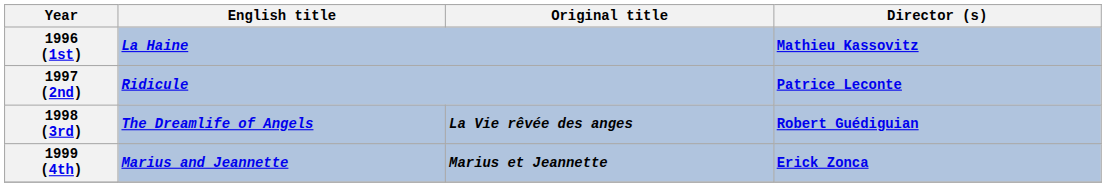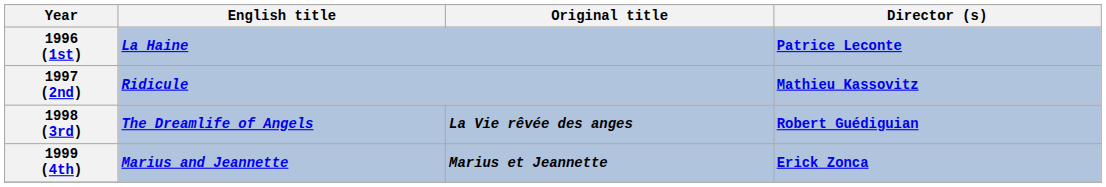(848, 47) Mathieu Kassovitz -> (839, 47) Patrice Leconte
(839, 85) Patrice Leconte -> (848, 85) Mathieu Kassovitz
